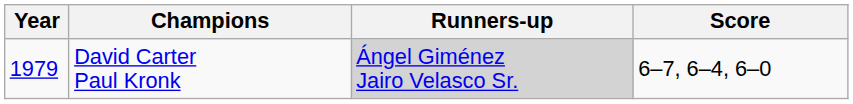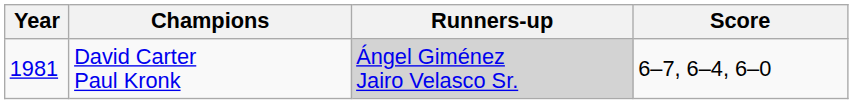(34, 68) 1979 -> (34, 68) 1981
